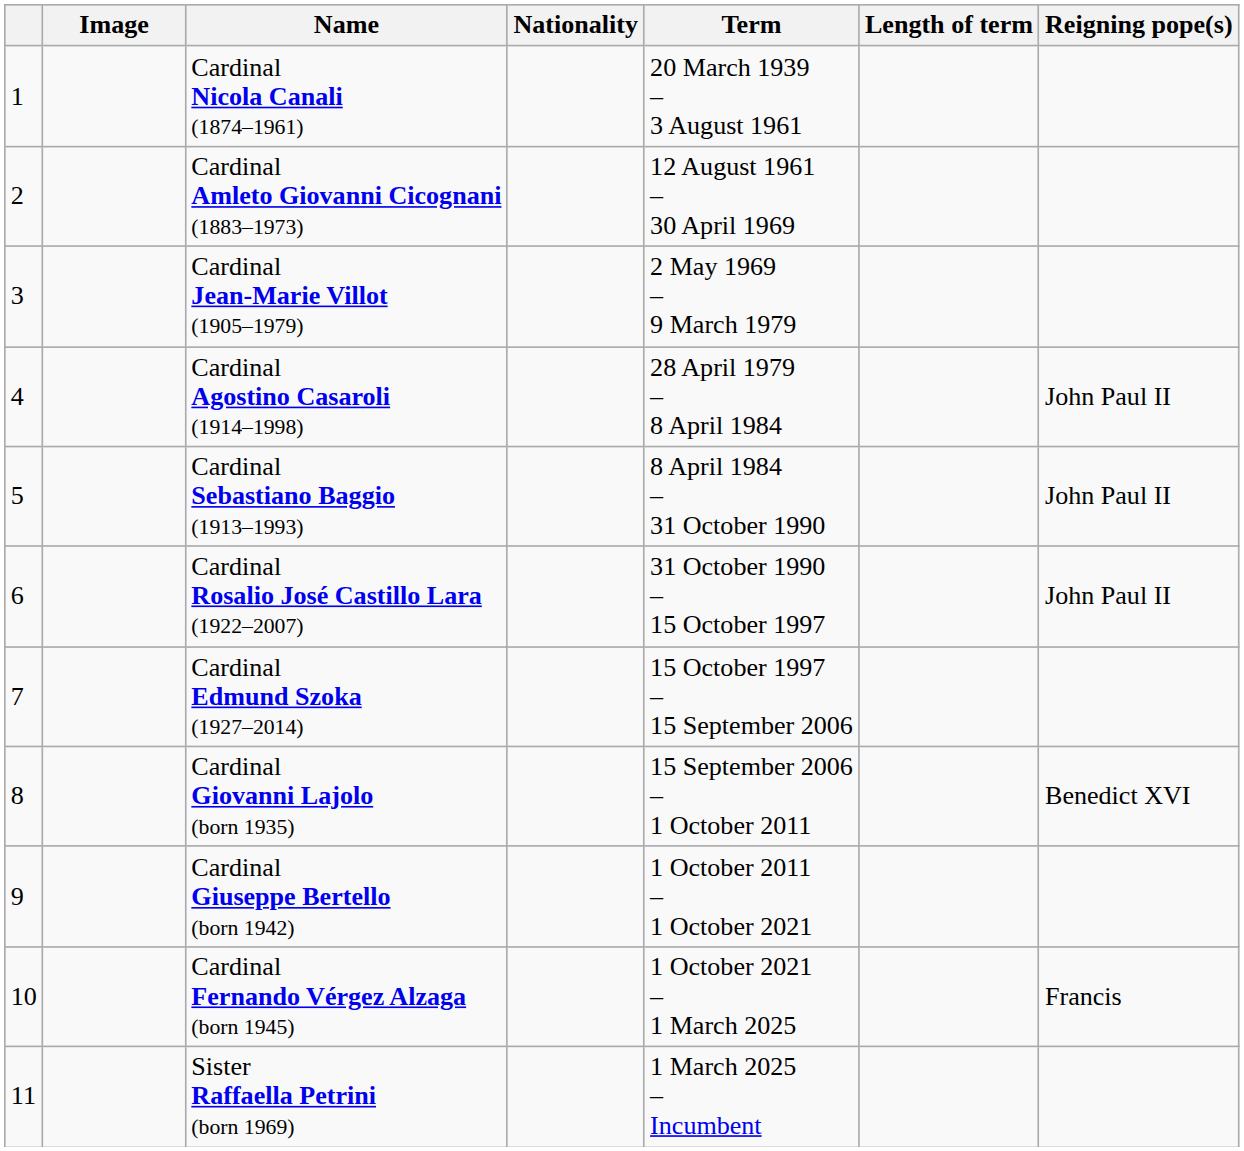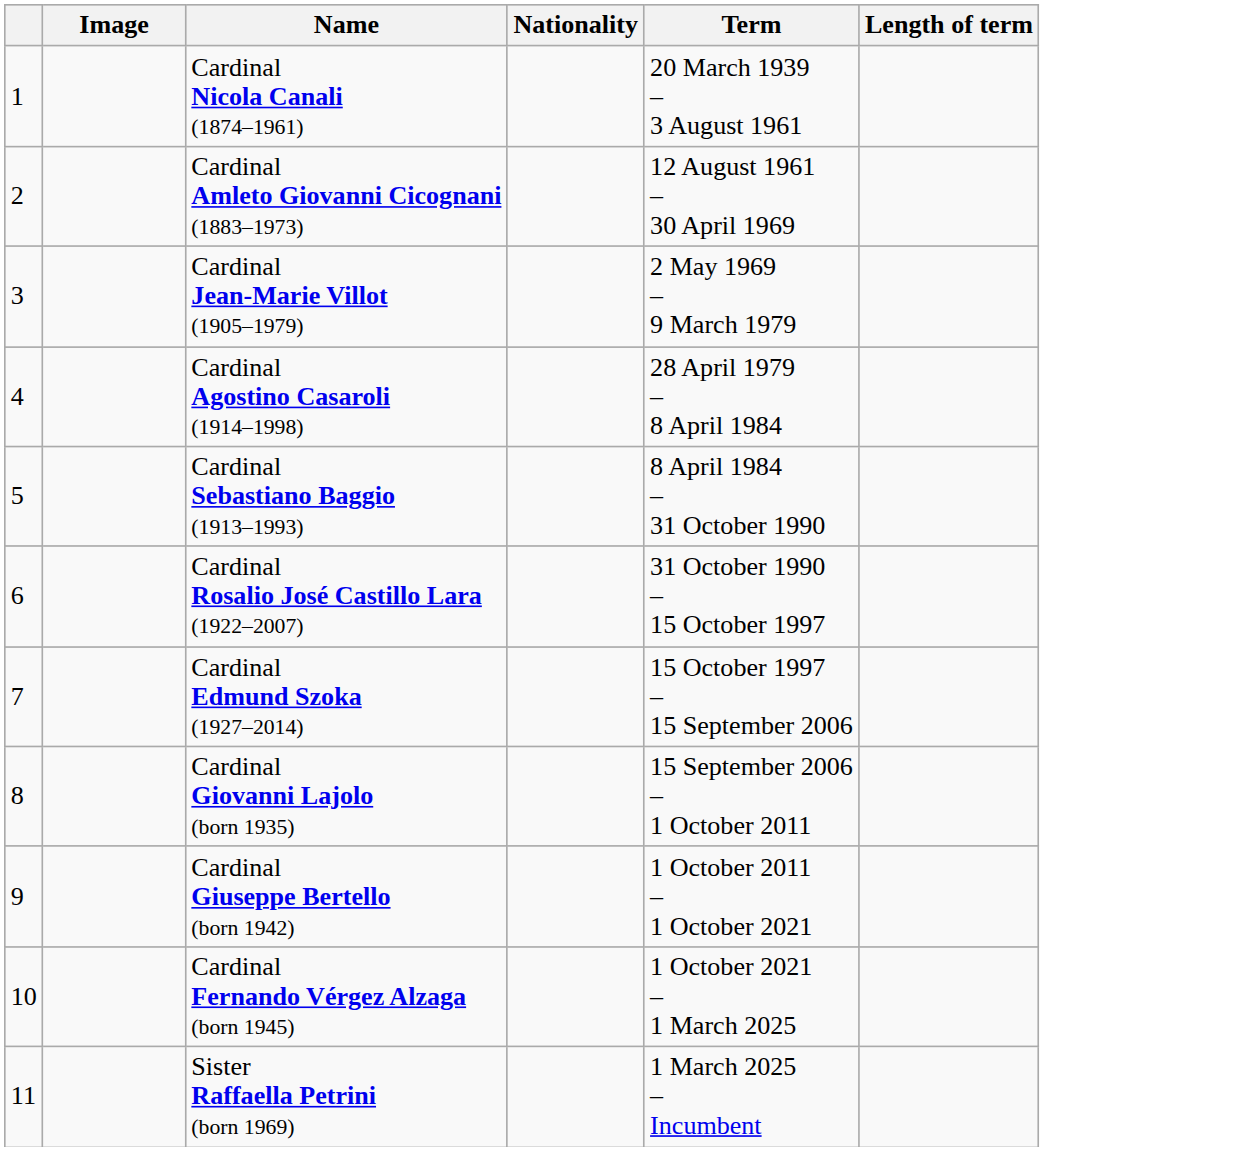- column: (1139, 25)
